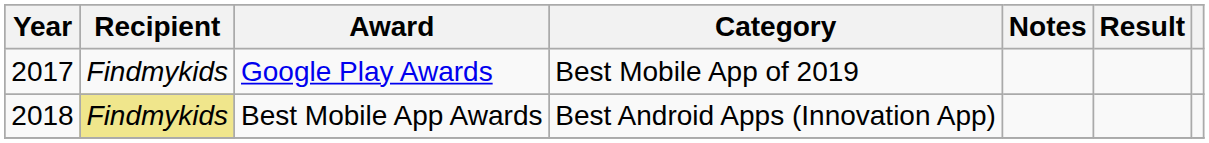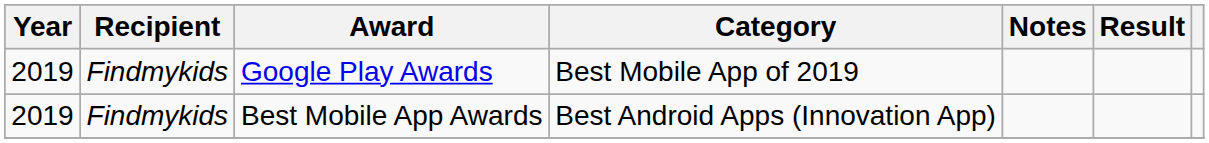(42, 71) 2017 -> (42, 71) 2019
(42, 115) 2018 -> (42, 115) 2019
(157, 115) khaki background -> (157, 115) no background
